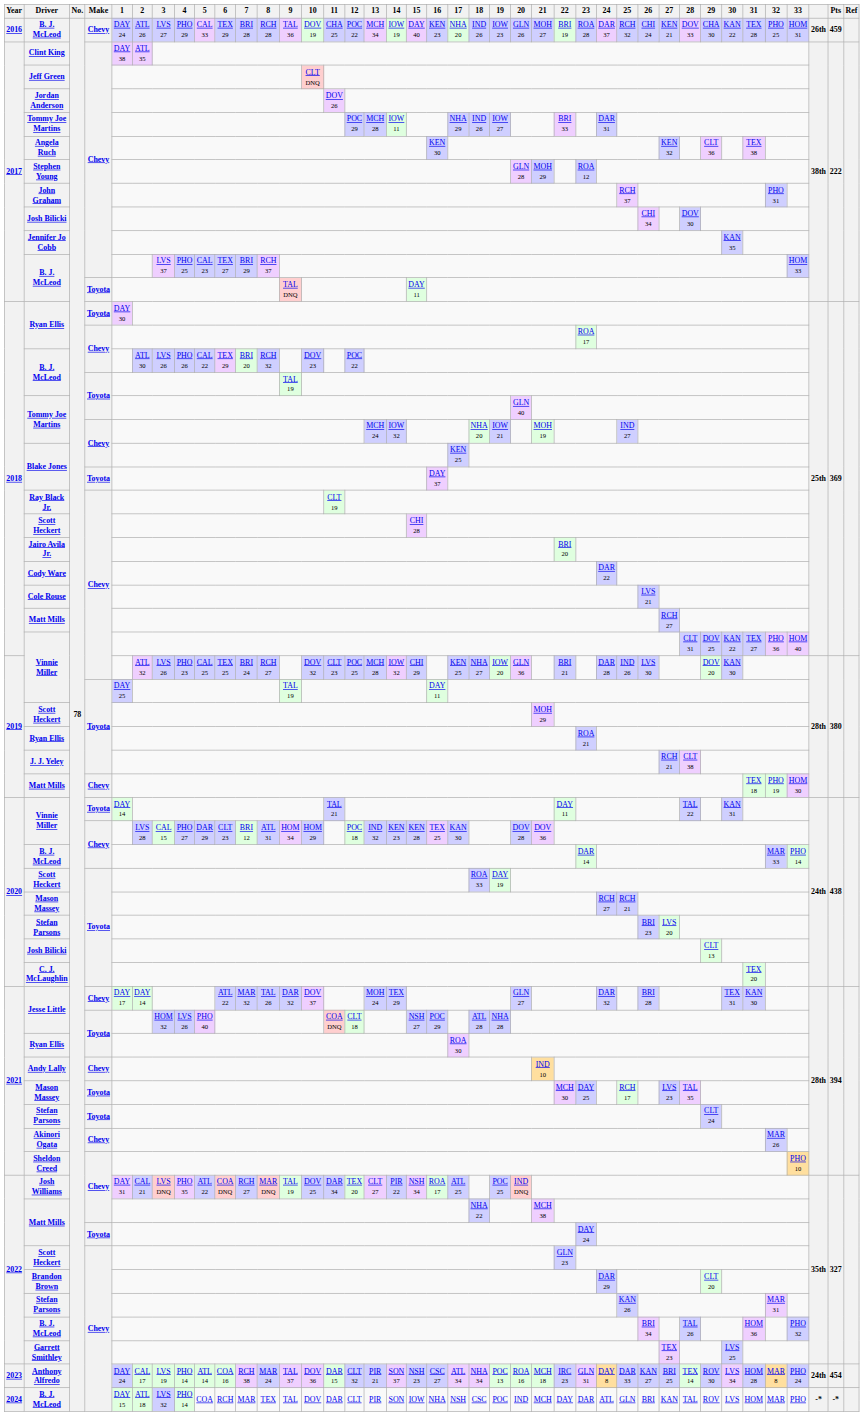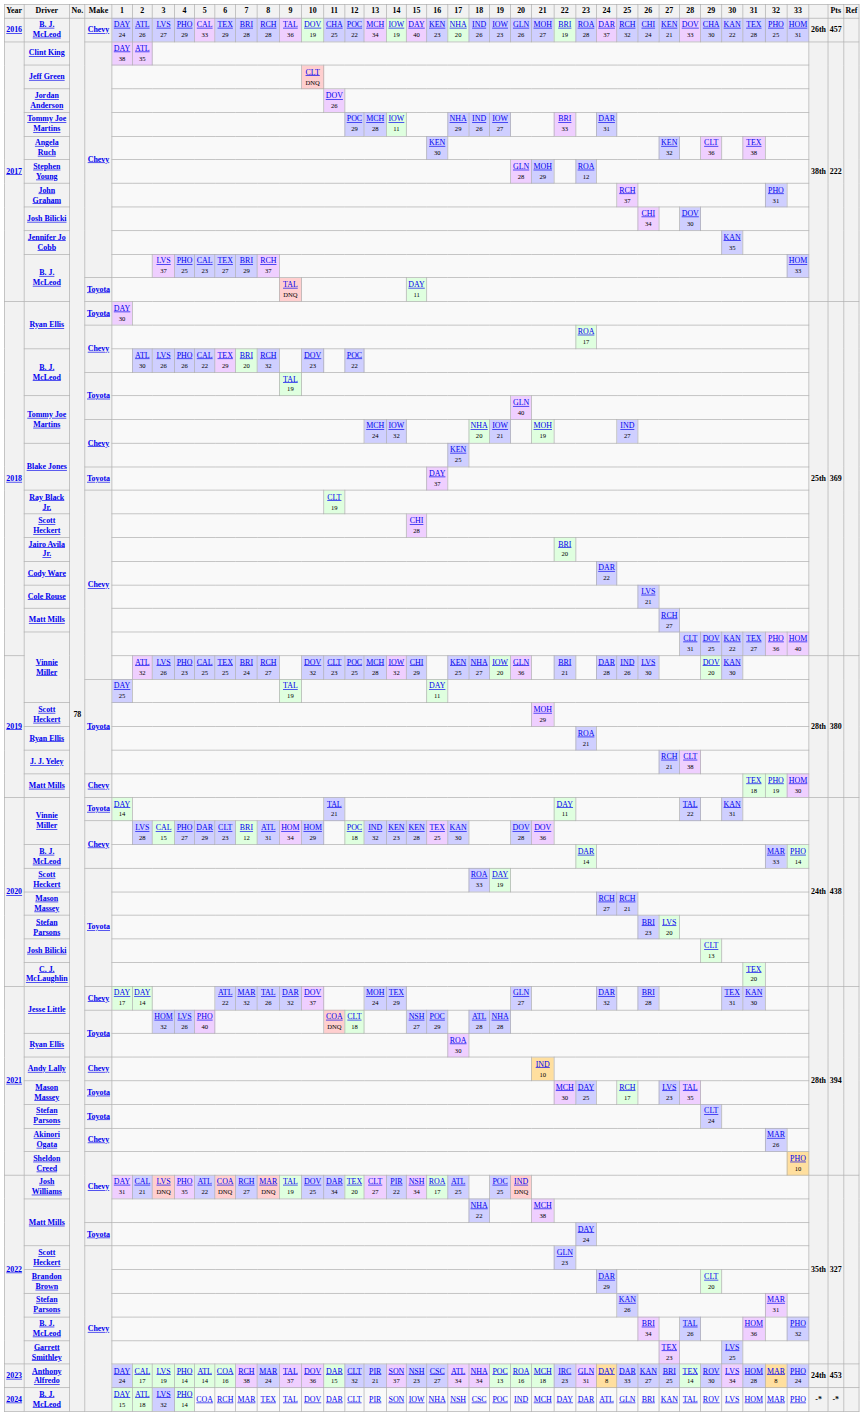(836, 30) 459 -> (836, 30) 457
(836, 1376) 454 -> (836, 1376) 453
